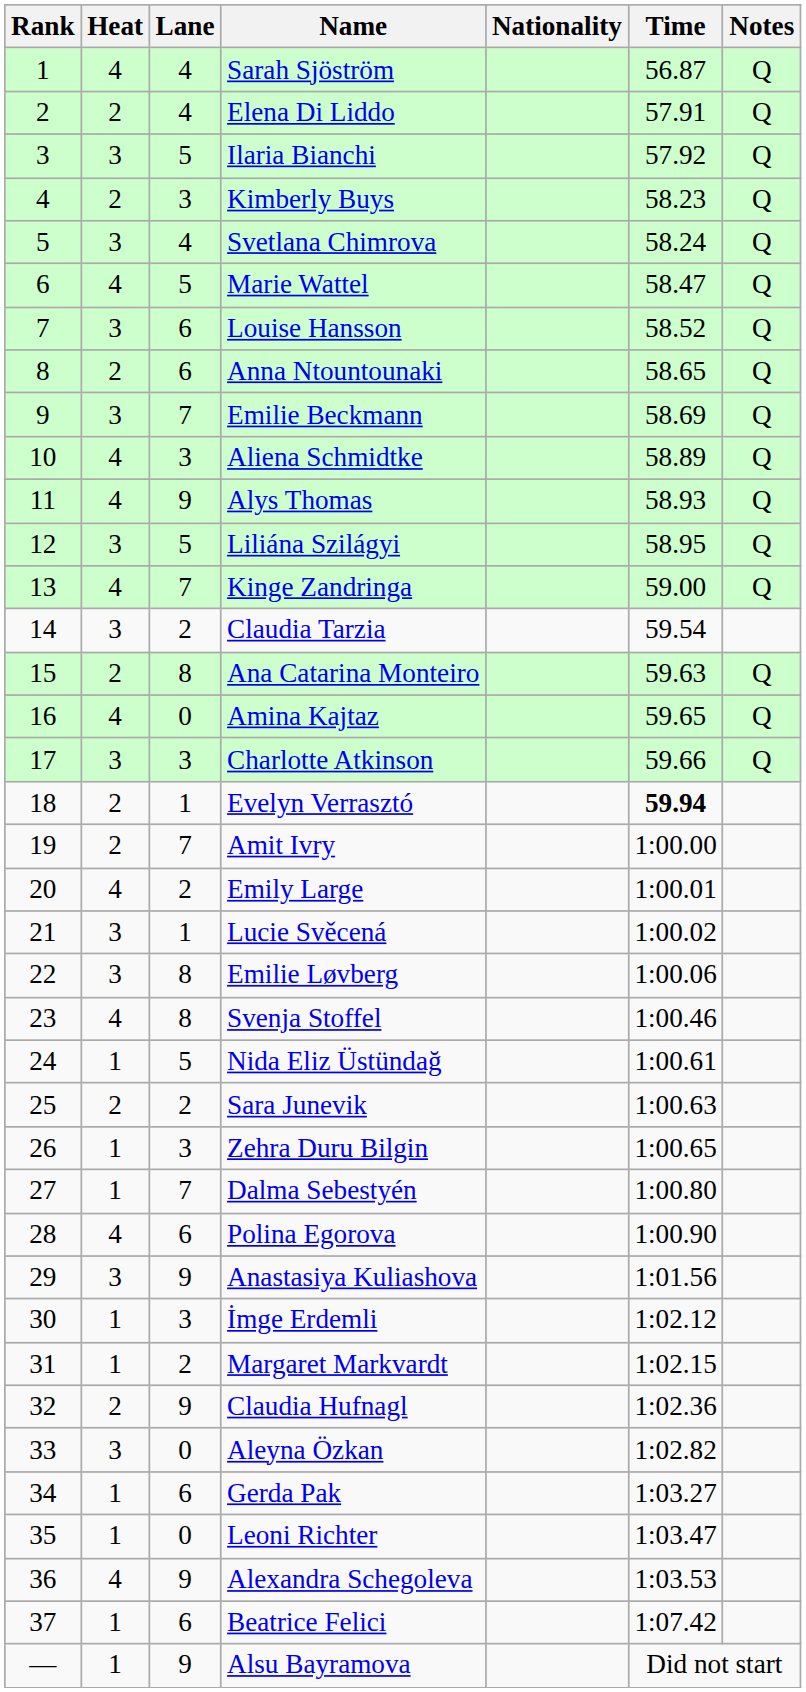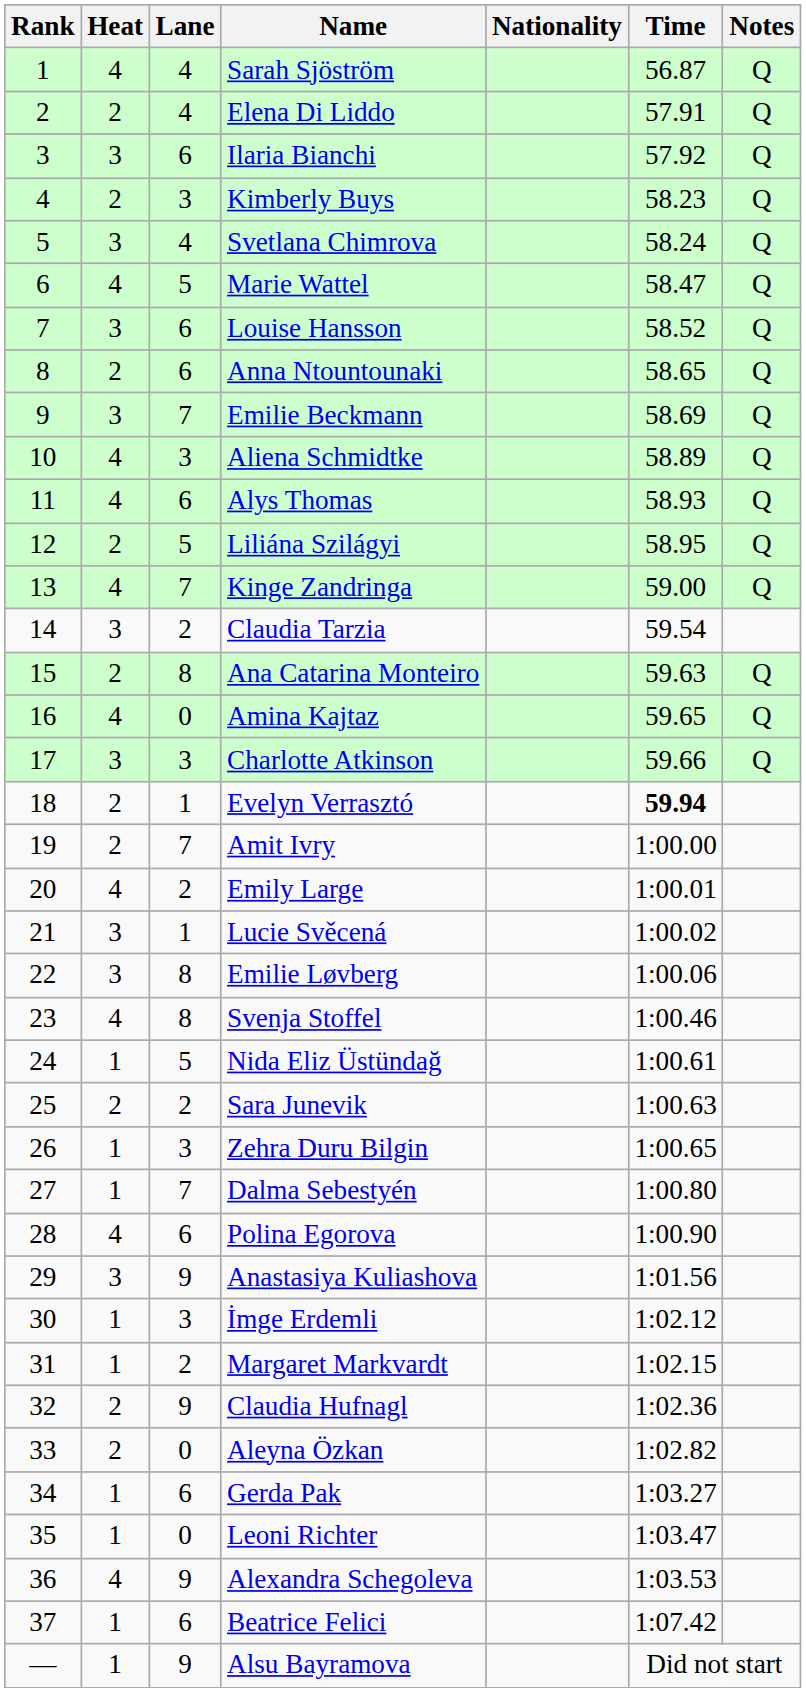(185, 155) 5 -> (185, 155) 6
(185, 500) 9 -> (185, 500) 6
(115, 543) 3 -> (115, 543) 2
(115, 1449) 3 -> (115, 1449) 2
